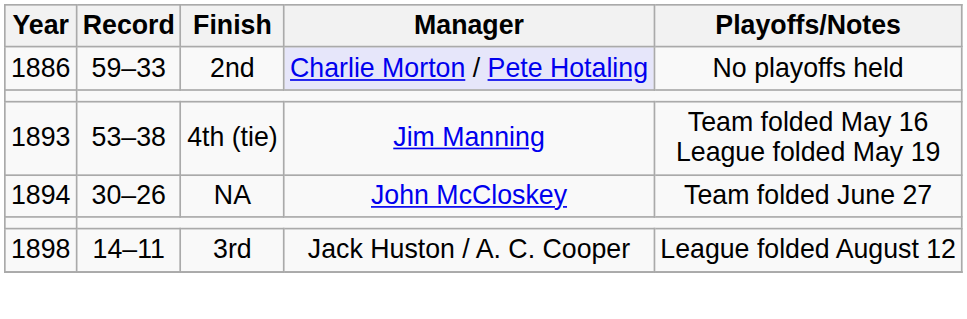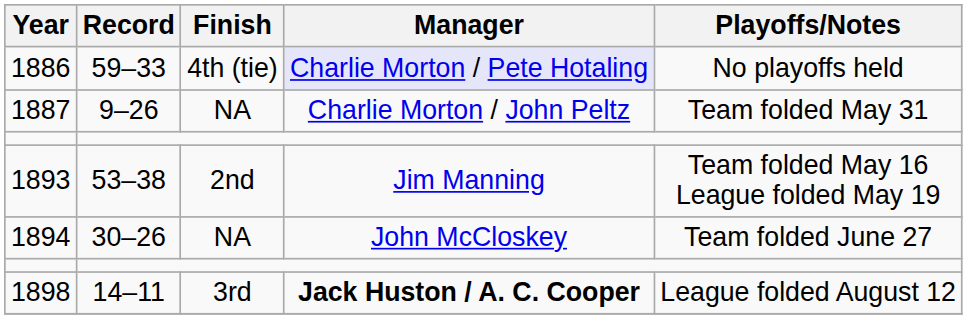(232, 68) 2nd -> (232, 68) 4th (tie)
+ row: (41, 110)
(232, 137) 4th (tie) -> (232, 180) 2nd
(469, 249) normal -> (469, 292) bold
